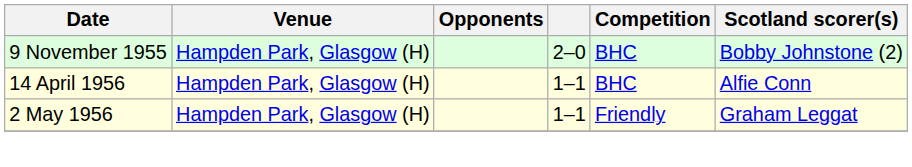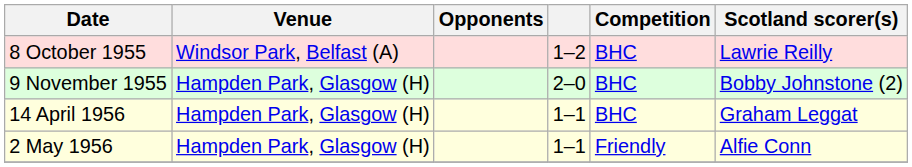+ row: (78, 51)
(766, 83) Alfie Conn -> (789, 114) Graham Leggat
(789, 114) Graham Leggat -> (766, 146) Alfie Conn
